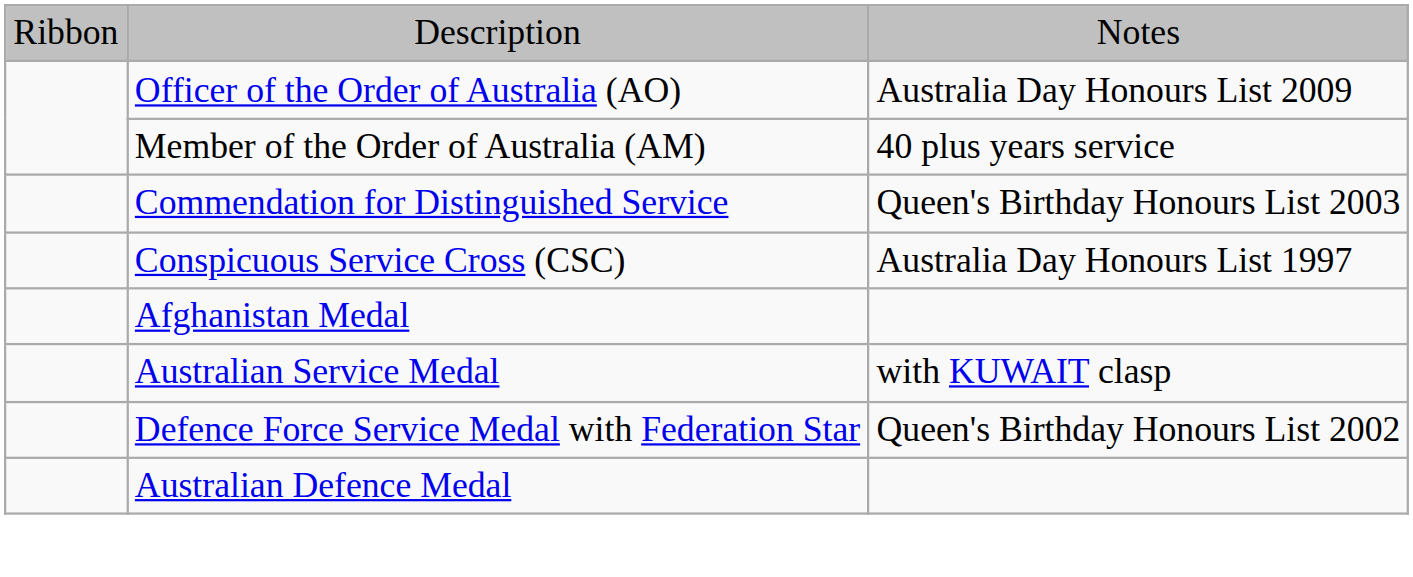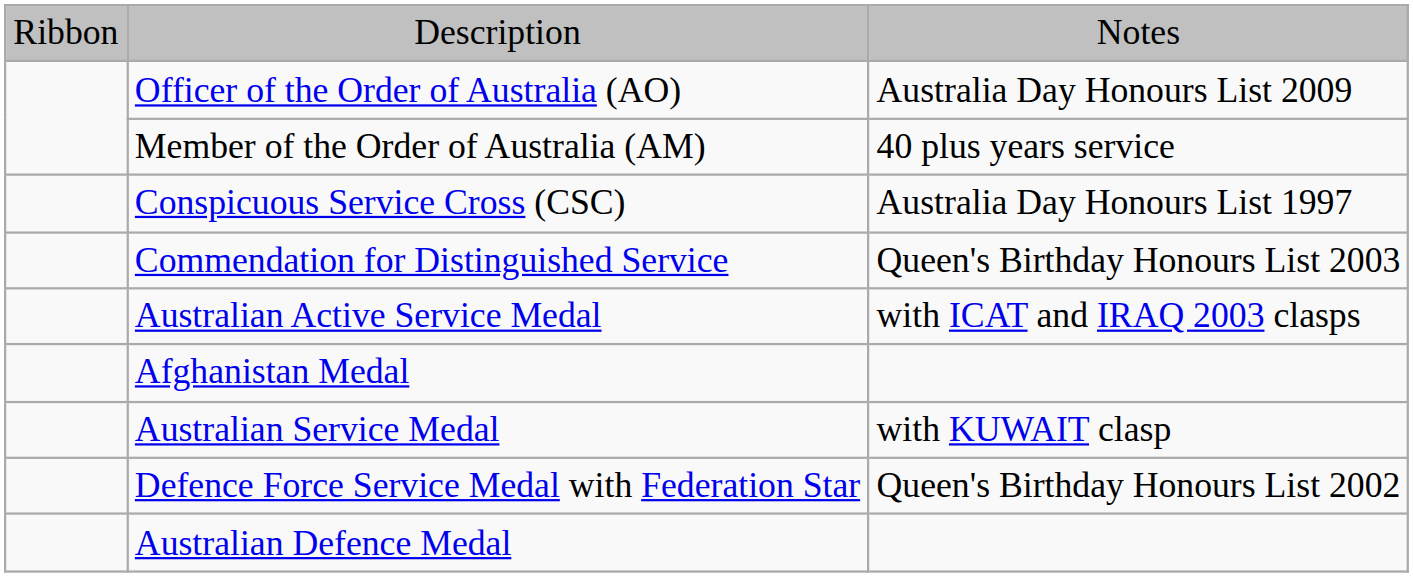rows swapped: (380, 259) <-> (432, 202)
+ row: (368, 315)
